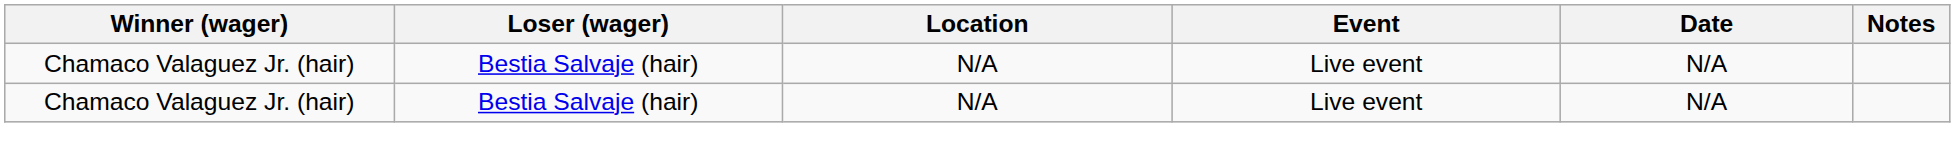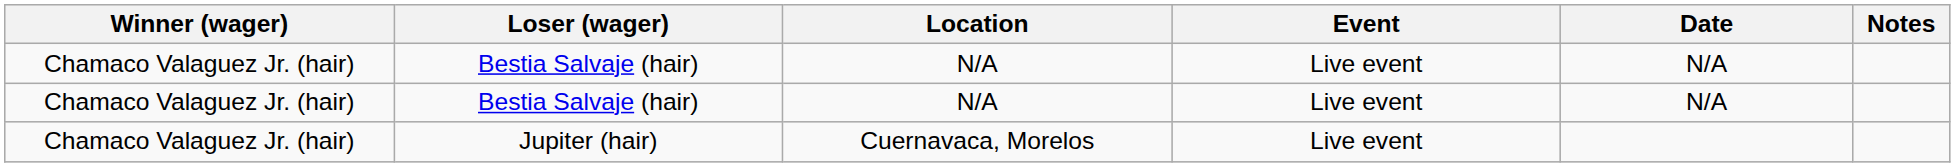+ row: (588, 141)
